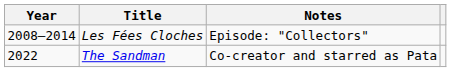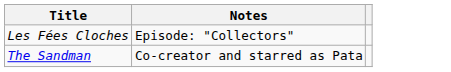- column: (42, 15)
